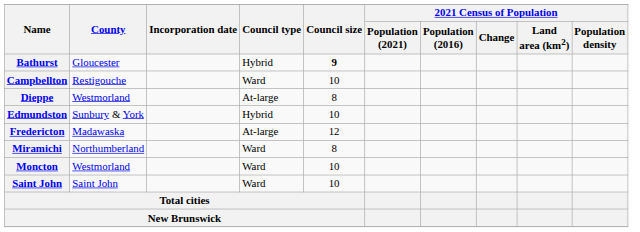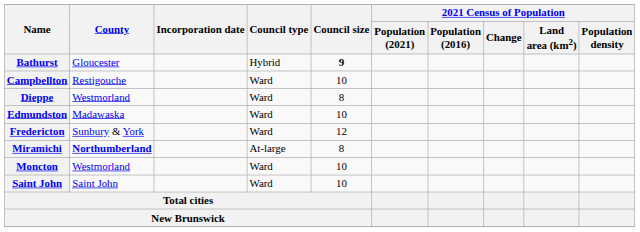(260, 97) At-large -> (261, 97) Ward
(108, 114) Sunbury & York -> (98, 114) Madawaska
(258, 114) Hybrid -> (261, 114) Ward
(98, 131) Madawaska -> (108, 131) Sunbury & York
(260, 131) At-large -> (261, 131) Ward
(108, 149) normal -> (112, 149) bold
(254, 149) Ward -> (268, 149) At-large
